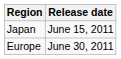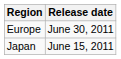rows swapped: (21, 29) <-> (24, 46)
